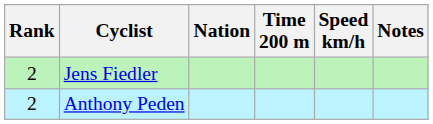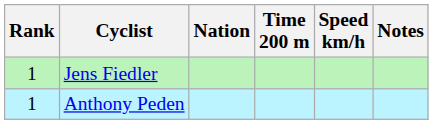(32, 72) 2 -> (32, 72) 1
(32, 103) 2 -> (32, 103) 1
